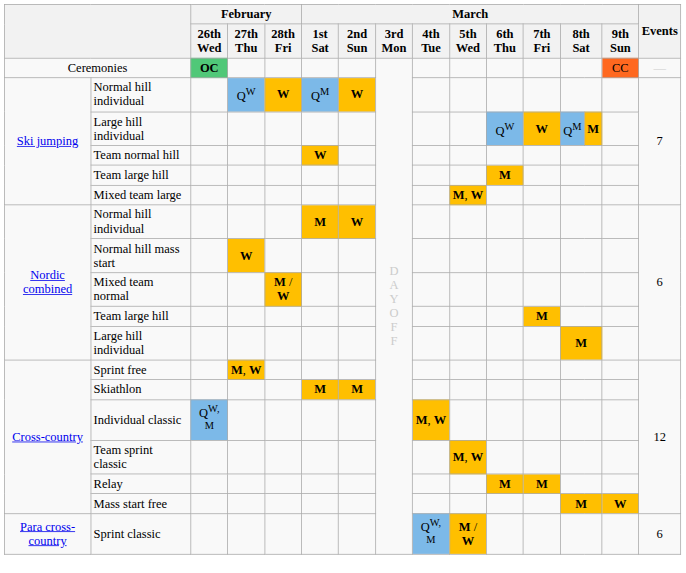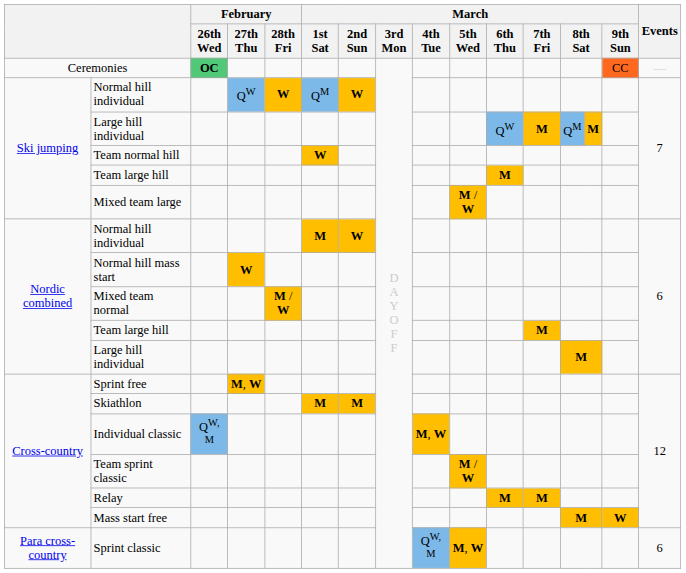(542, 128) W -> (542, 128) M
(468, 195) M, W -> (468, 202) M / W
(468, 457) M, W -> (468, 471) M / W
(468, 533) M / W -> (468, 548) M, W
